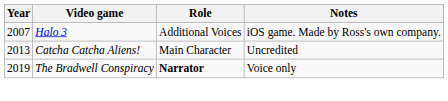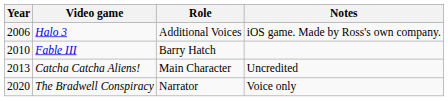(19, 31) 2007 -> (19, 31) 2006
+ row: (56, 50)
(19, 68) 2019 -> (19, 86) 2020
(181, 68) bold -> (179, 86) normal
